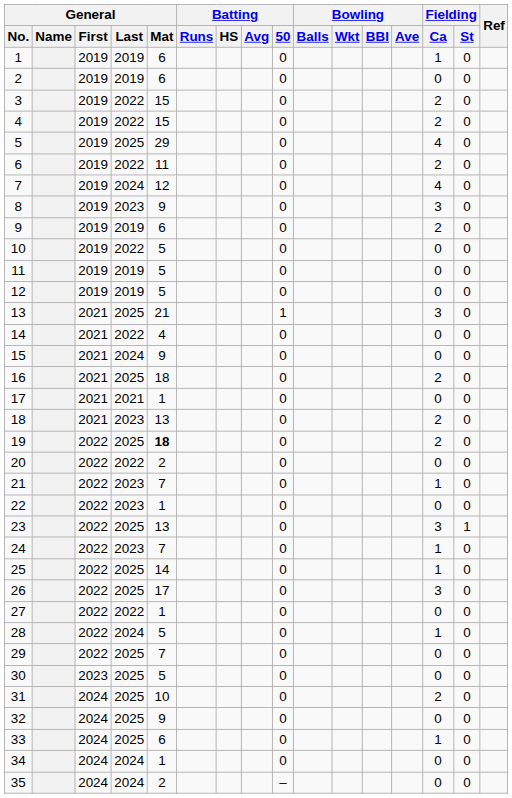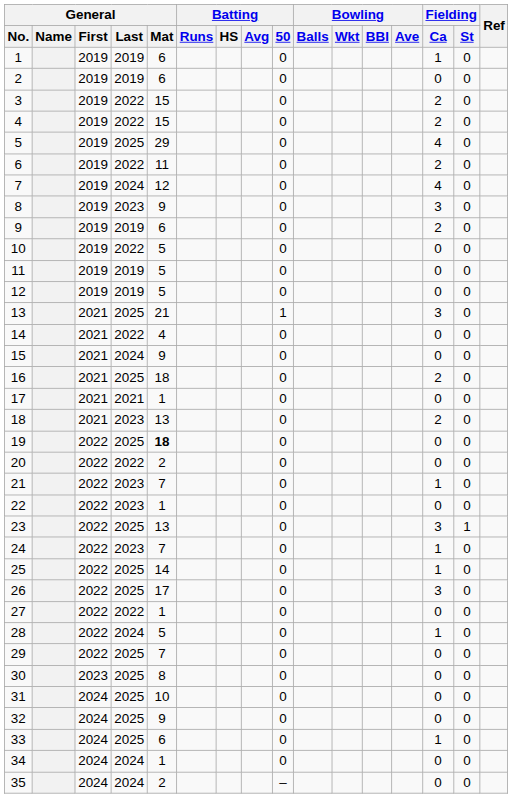(438, 441) 2 -> (438, 441) 0
(162, 675) 5 -> (162, 675) 8
(438, 697) 2 -> (438, 697) 0
